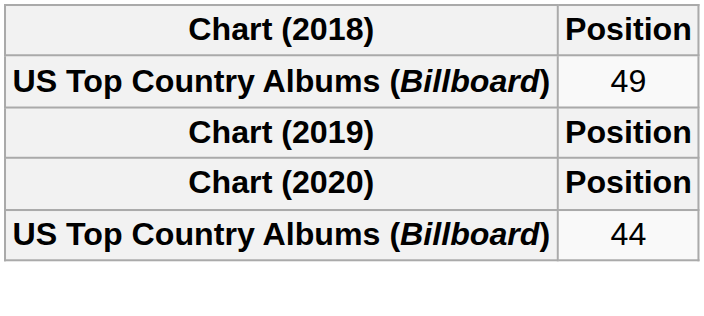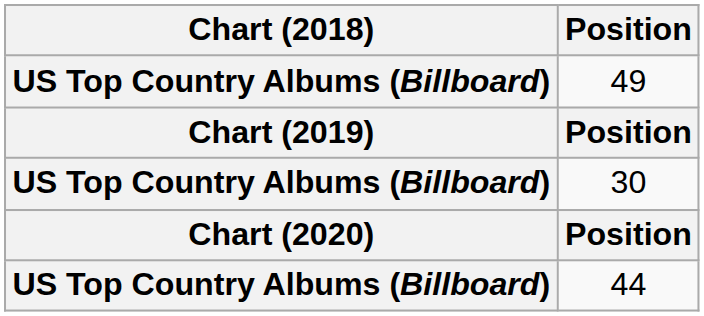+ row: (628, 183)
